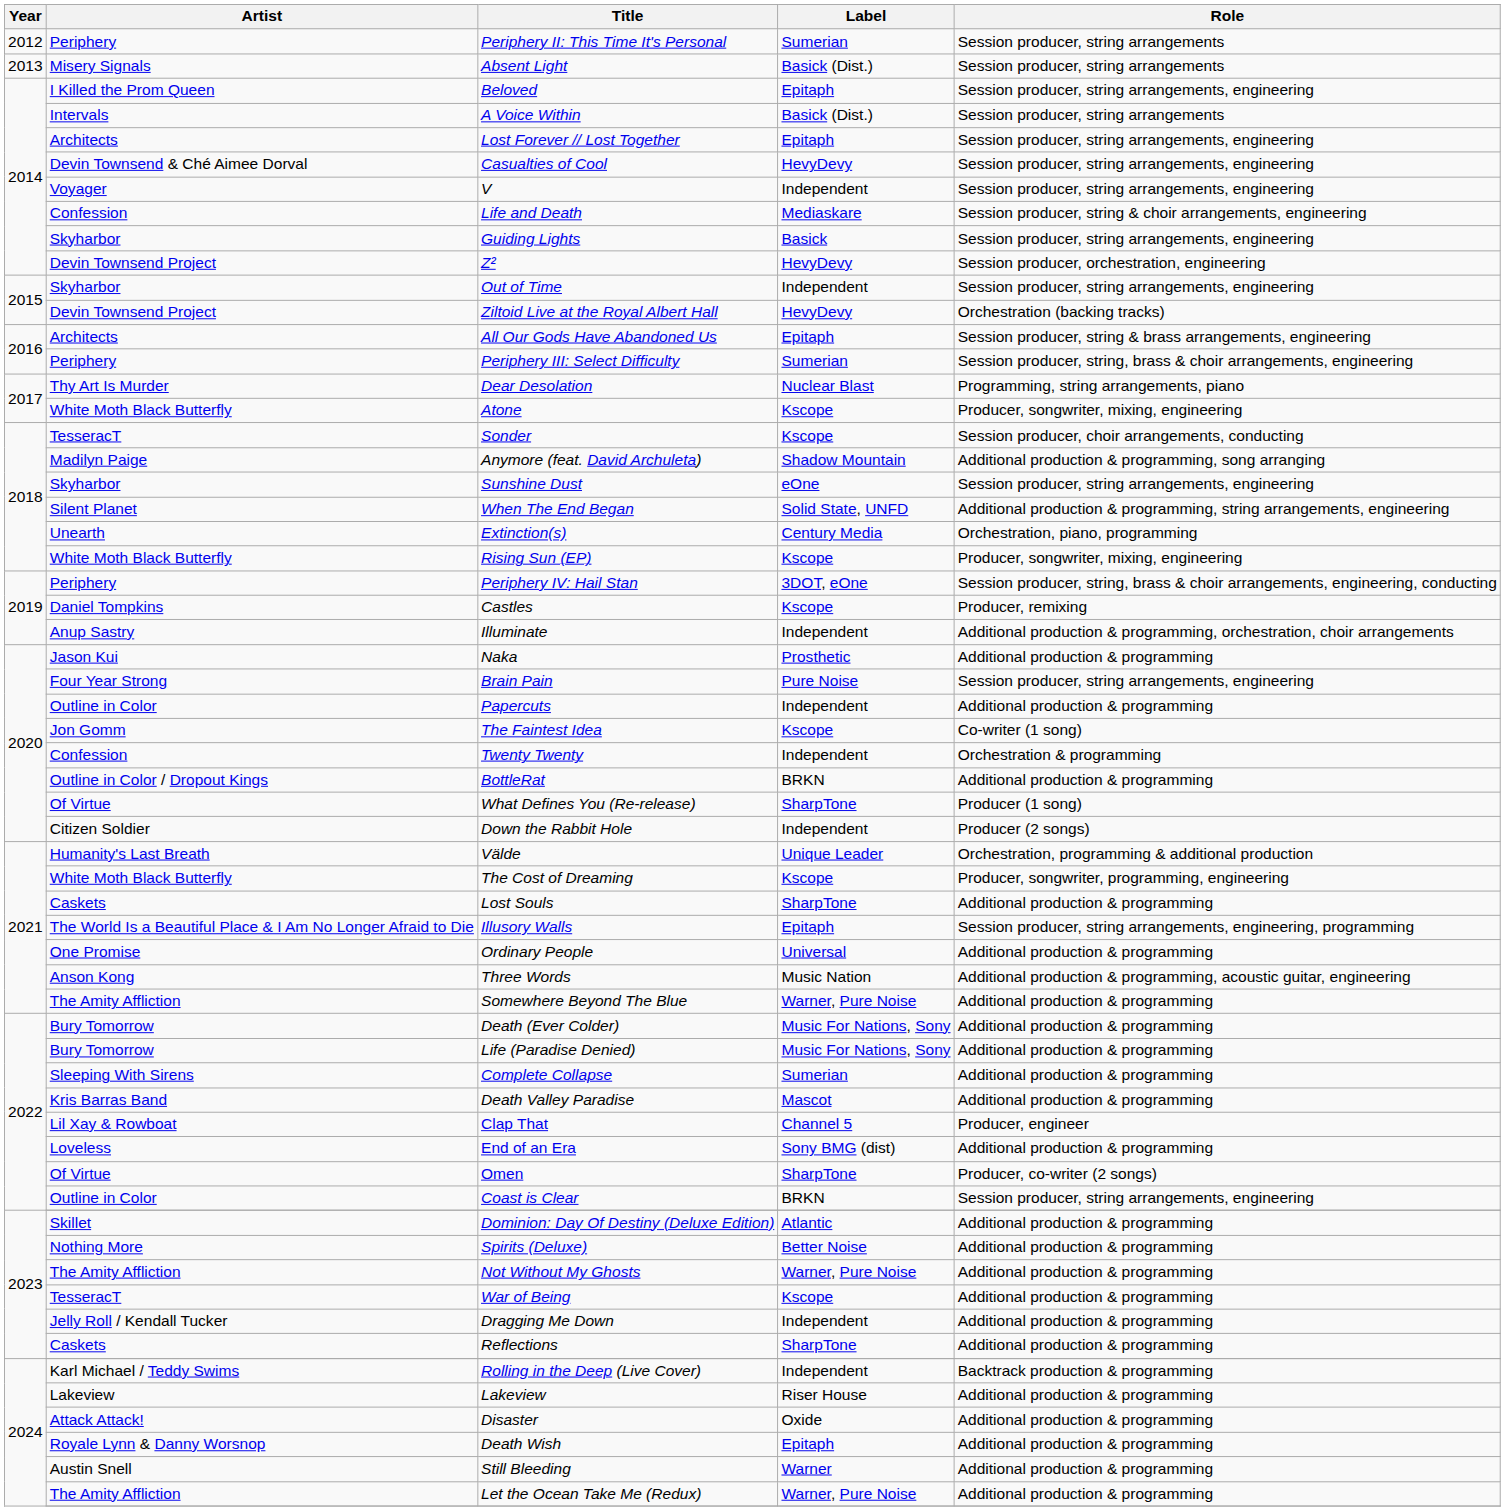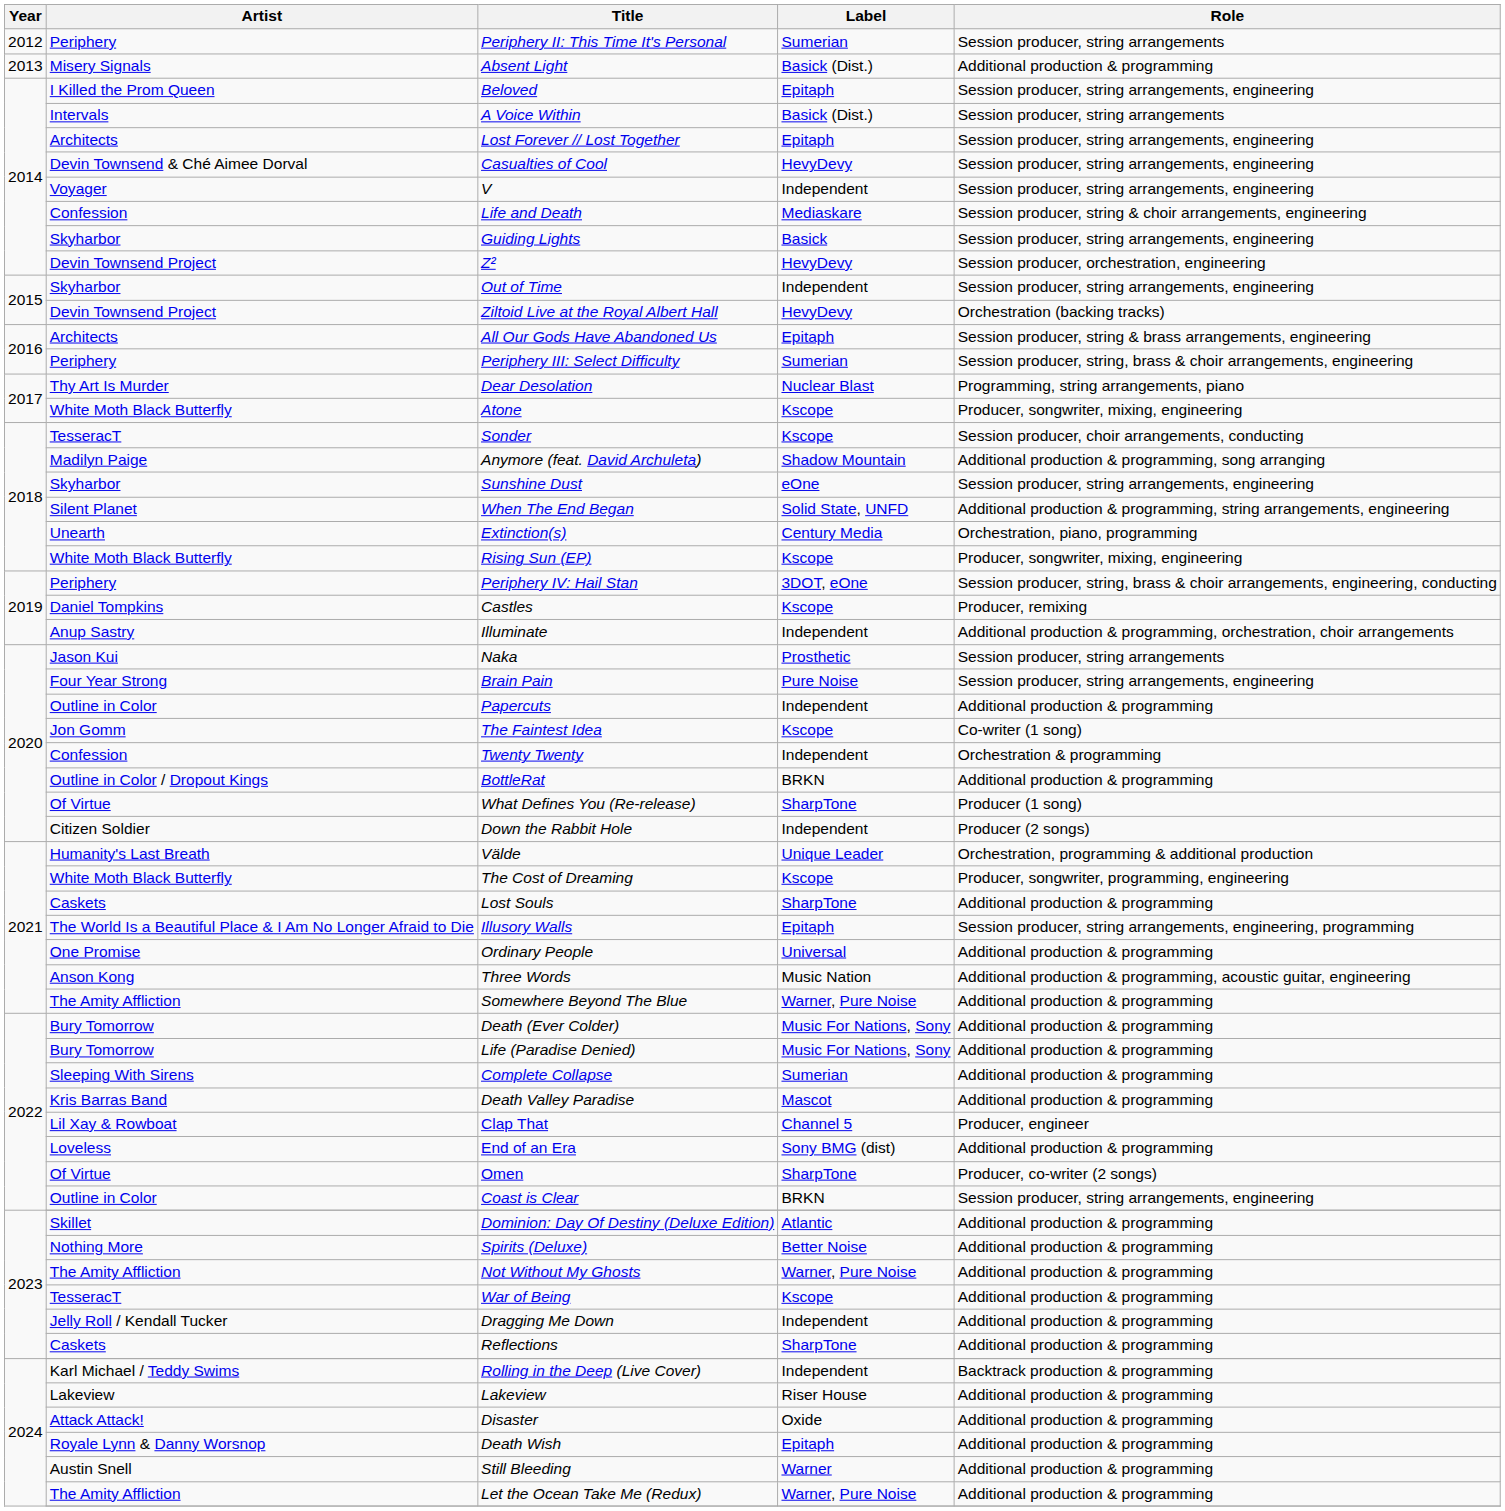(1091, 66) Session producer, string arrangements -> (1085, 66) Additional production & programming
(1085, 656) Additional production & programming -> (1091, 656) Session producer, string arrangements
